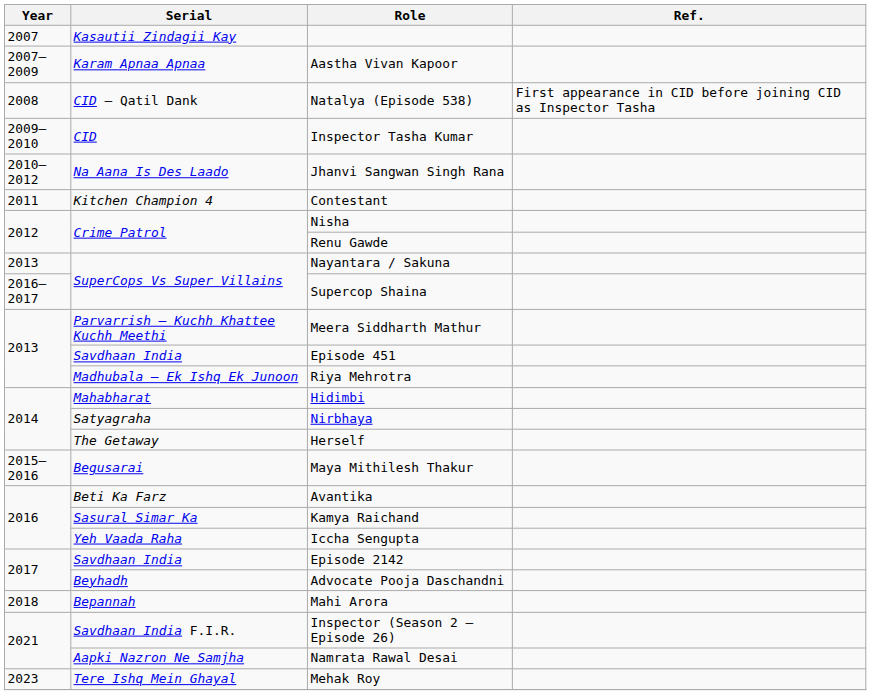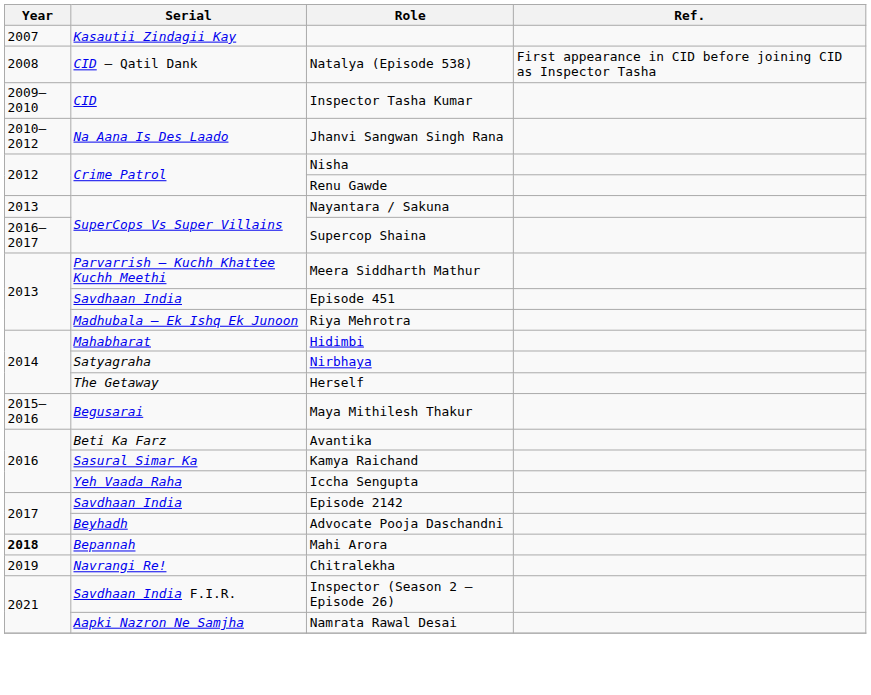- row: (139, 64)
- row: (143, 200)
(23, 601) normal -> (23, 545) bold
+ row: (120, 566)
- row: (155, 679)
